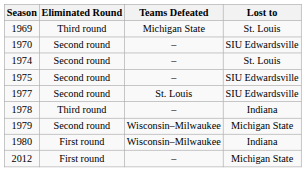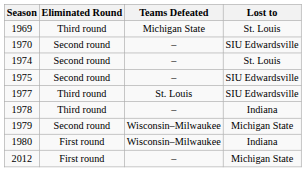(82, 93) Second round -> (82, 93) Third round
